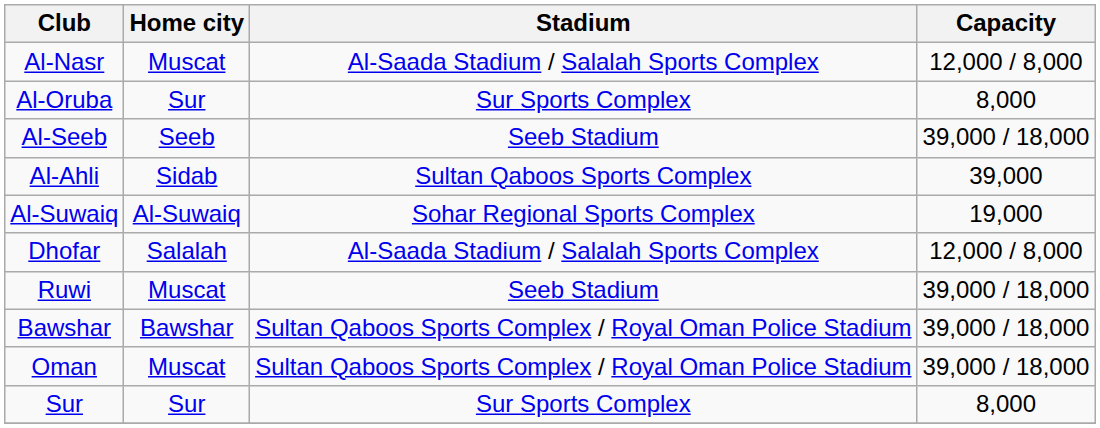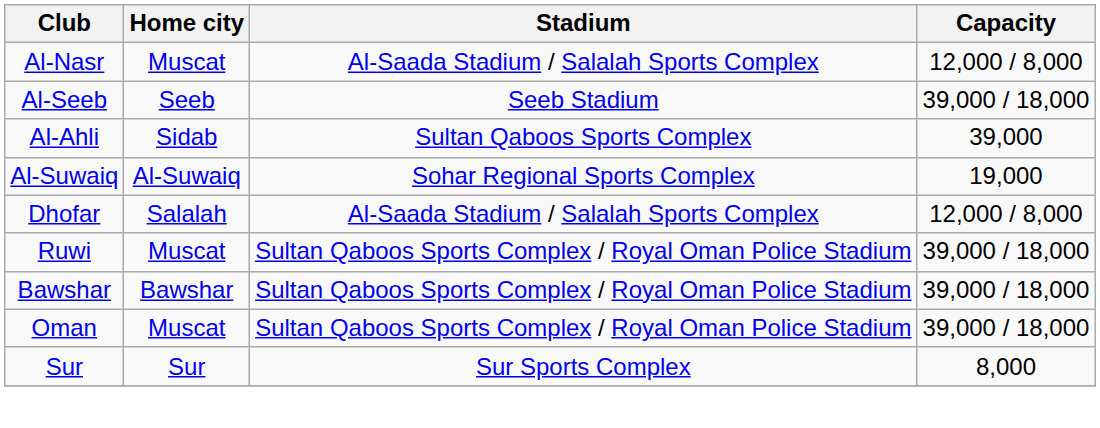- row: (64, 99)
(583, 289) Seeb Stadium -> (583, 251) Sultan Qaboos Sports Complex / Royal Oman Police Stadium
